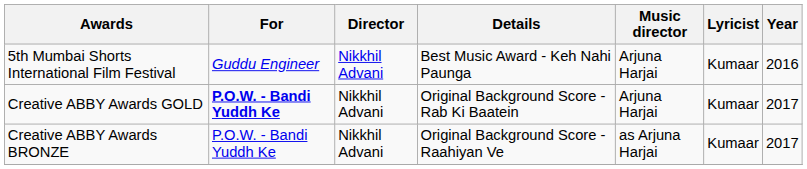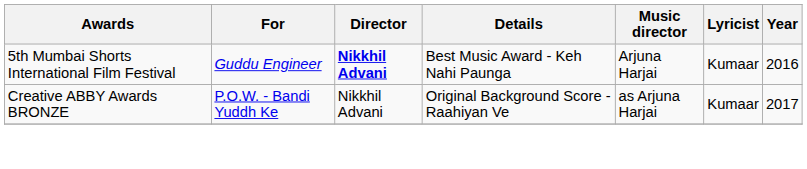(361, 64) normal -> (362, 64) bold
- row: (105, 104)
